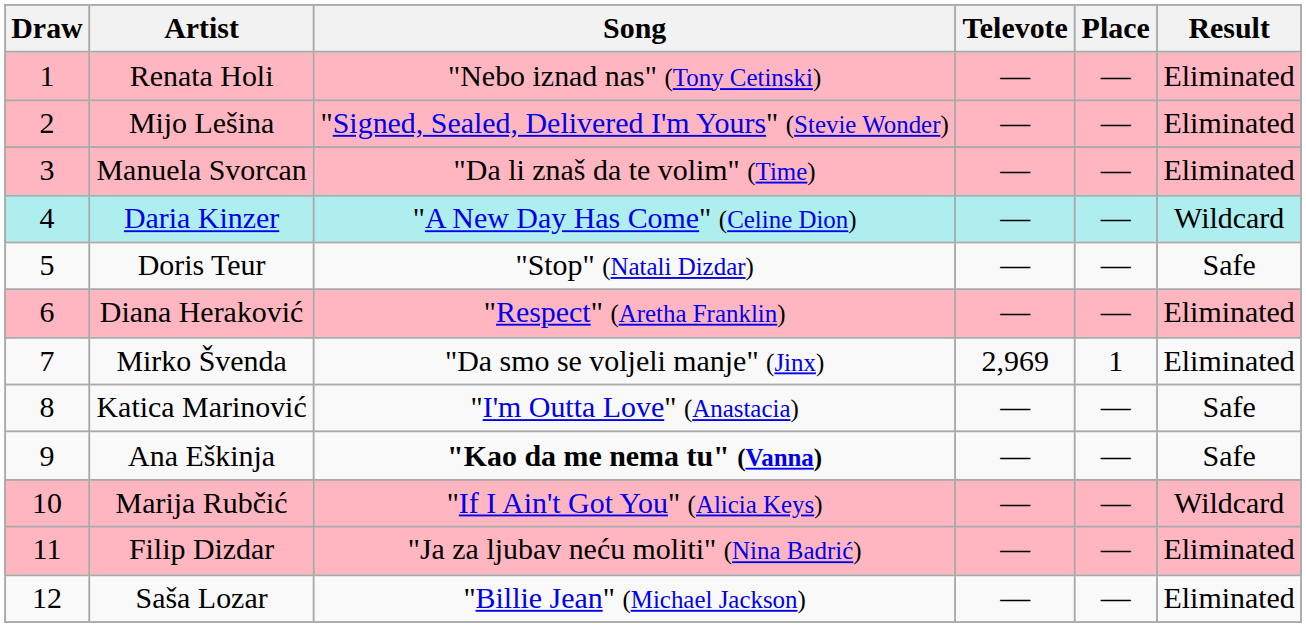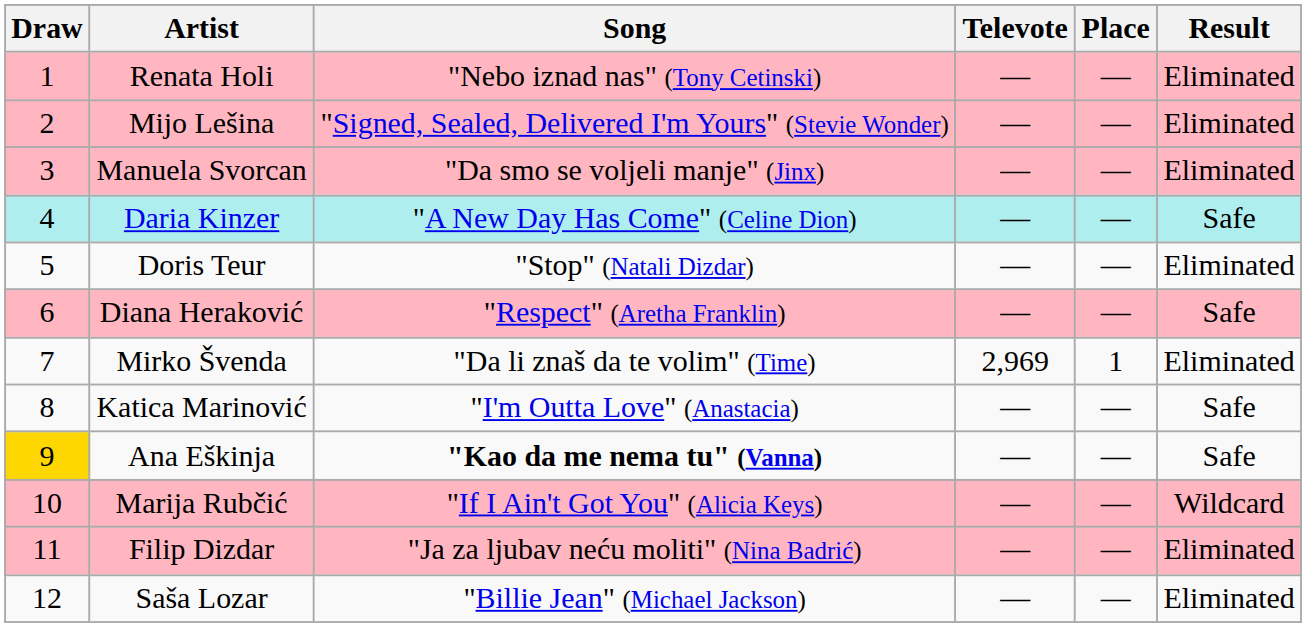(635, 170) "Da li znaš da te volim" (Time) -> (635, 170) "Da smo se voljeli manje" (Jinx)
(1229, 218) Wildcard -> (1229, 218) Safe
(1229, 265) Safe -> (1229, 265) Eliminated
(1229, 312) Eliminated -> (1229, 312) Safe
(635, 360) "Da smo se voljeli manje" (Jinx) -> (635, 360) "Da li znaš da te volim" (Time)
(47, 455) no background -> (47, 455) gold background
